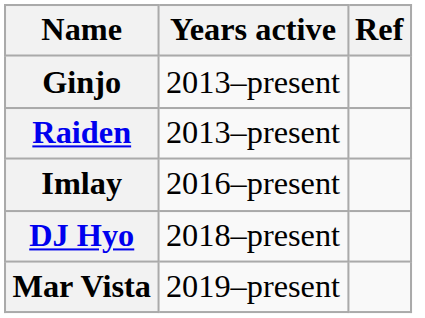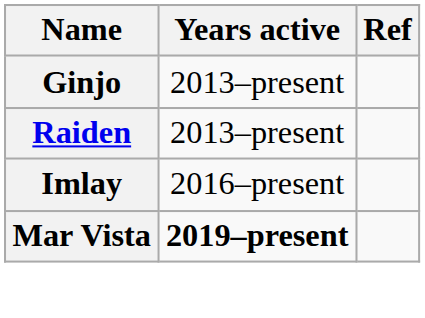- row: (82, 235)
(253, 286) normal -> (257, 235) bold
